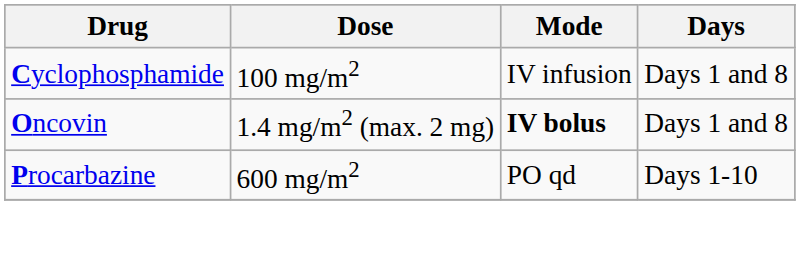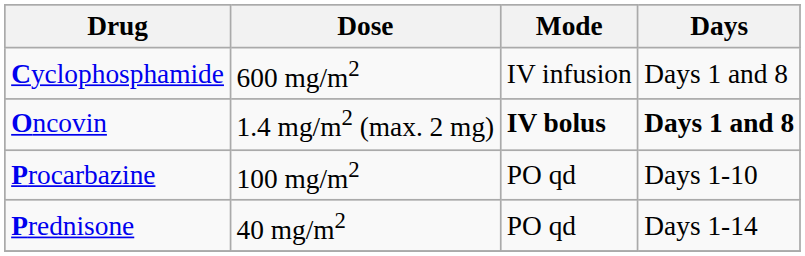(298, 73) 100 mg/m2 -> (298, 73) 600 mg/m2
(716, 124) normal -> (719, 124) bold
(298, 174) 600 mg/m2 -> (298, 174) 100 mg/m2
+ row: (73, 225)
